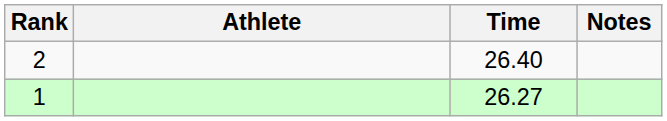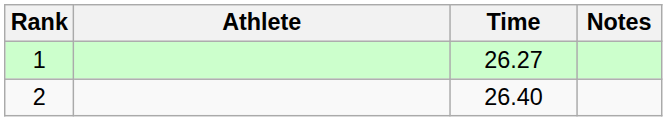rows swapped: (39, 97) <-> (39, 60)
